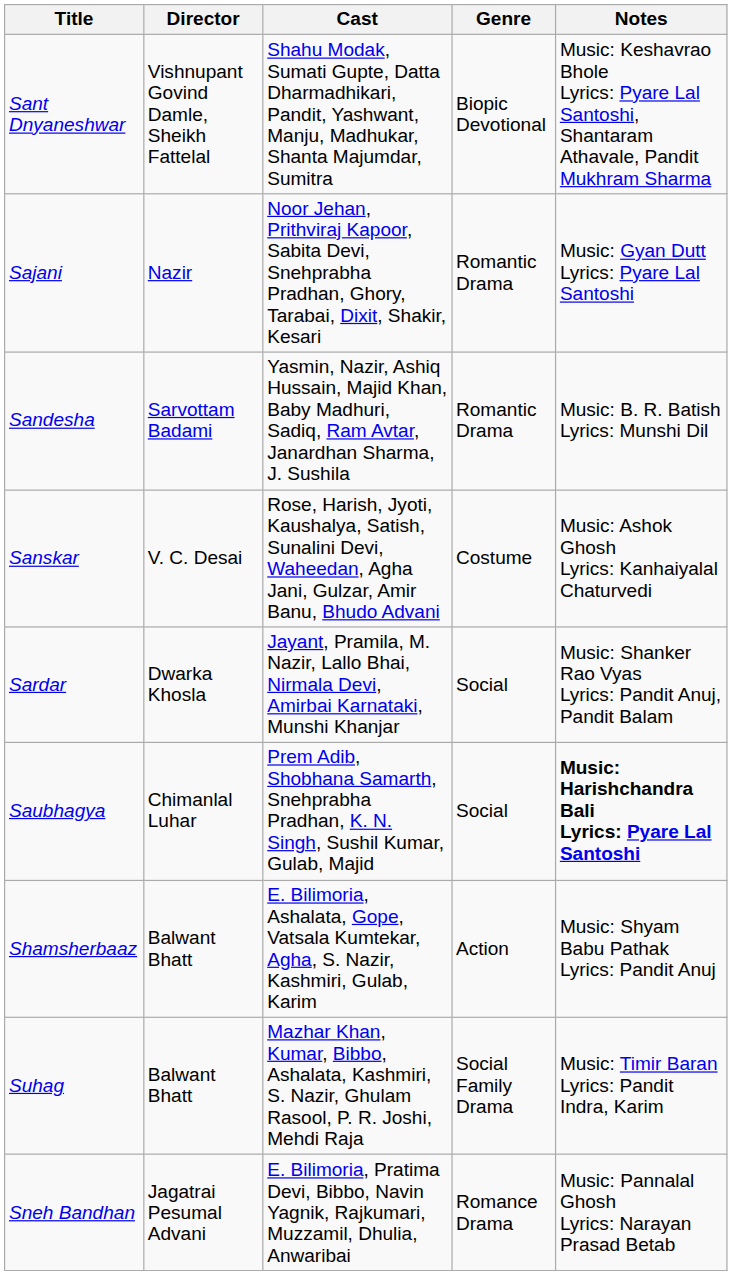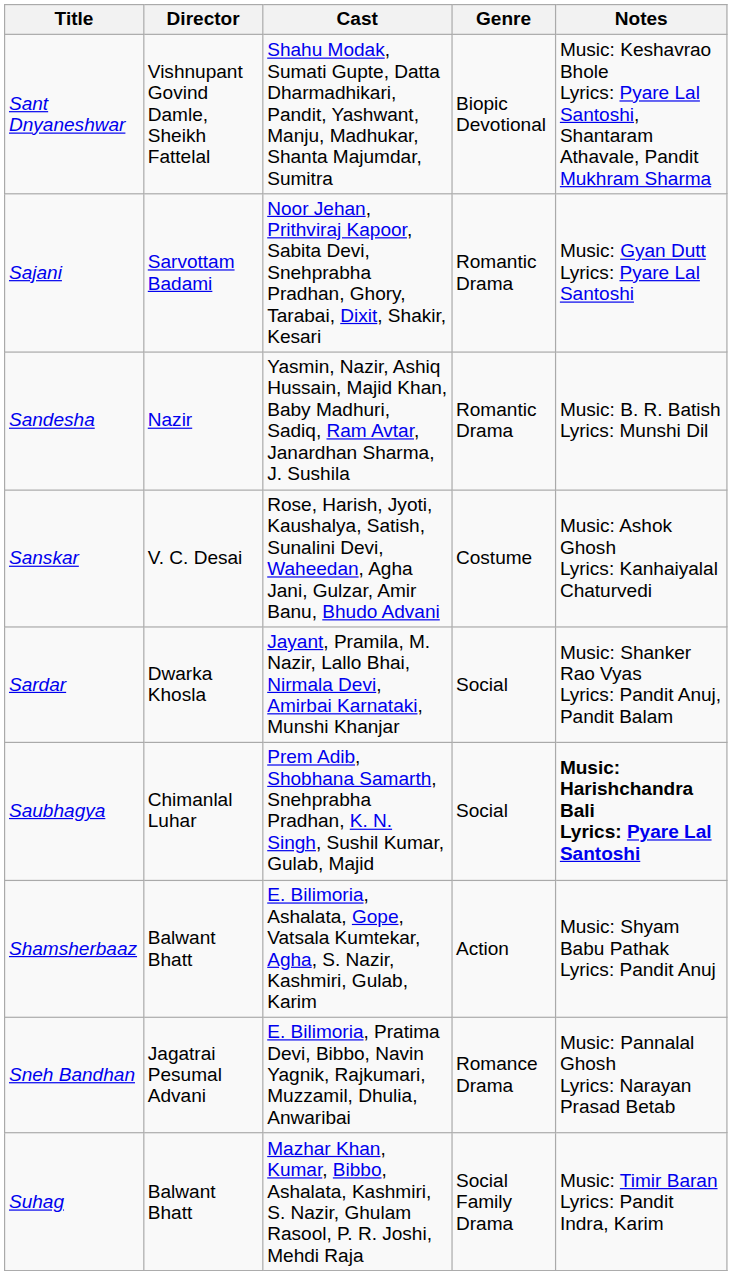(170, 272) Nazir -> (191, 272) Sarvottam Badami
(191, 420) Sarvottam Badami -> (170, 420) Nazir
rows swapped: (72, 1212) <-> (37, 1085)
